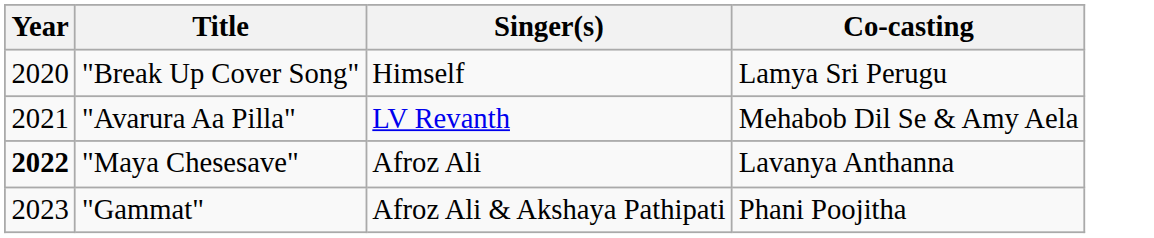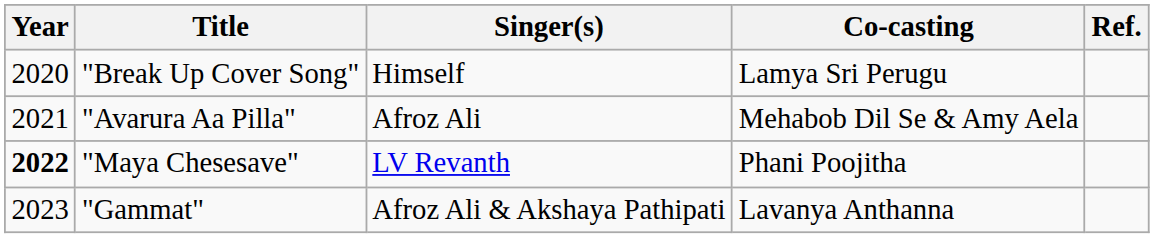+ column: (1117, 27)
(441, 118) LV Revanth -> (427, 118) Afroz Ali
(427, 163) Afroz Ali -> (441, 163) LV Revanth
(846, 163) Lavanya Anthanna -> (823, 163) Phani Poojitha
(823, 208) Phani Poojitha -> (846, 208) Lavanya Anthanna
